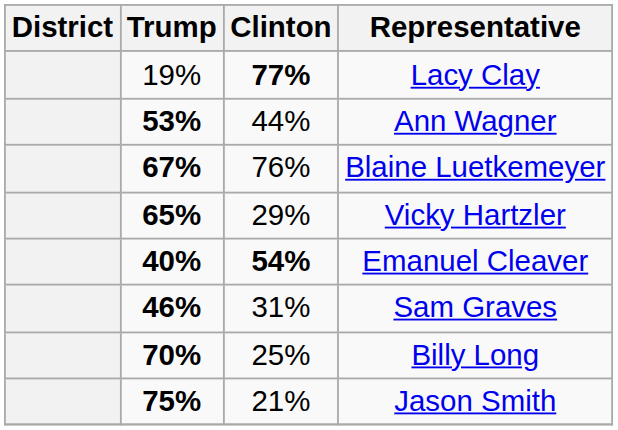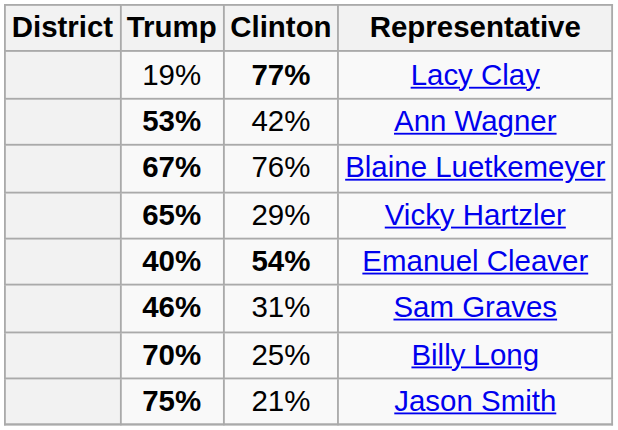(281, 121) 44% -> (281, 121) 42%
